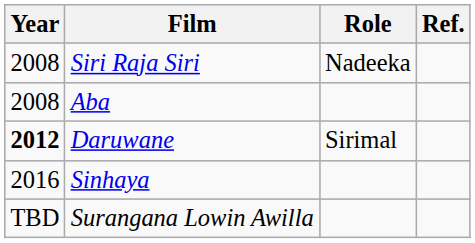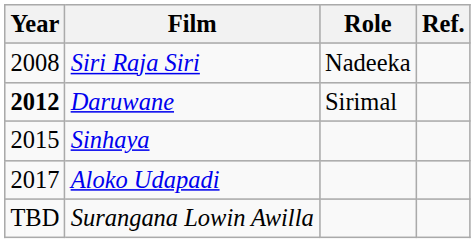- row: (90, 101)
(35, 179) 2016 -> (35, 140) 2015
+ row: (145, 179)
